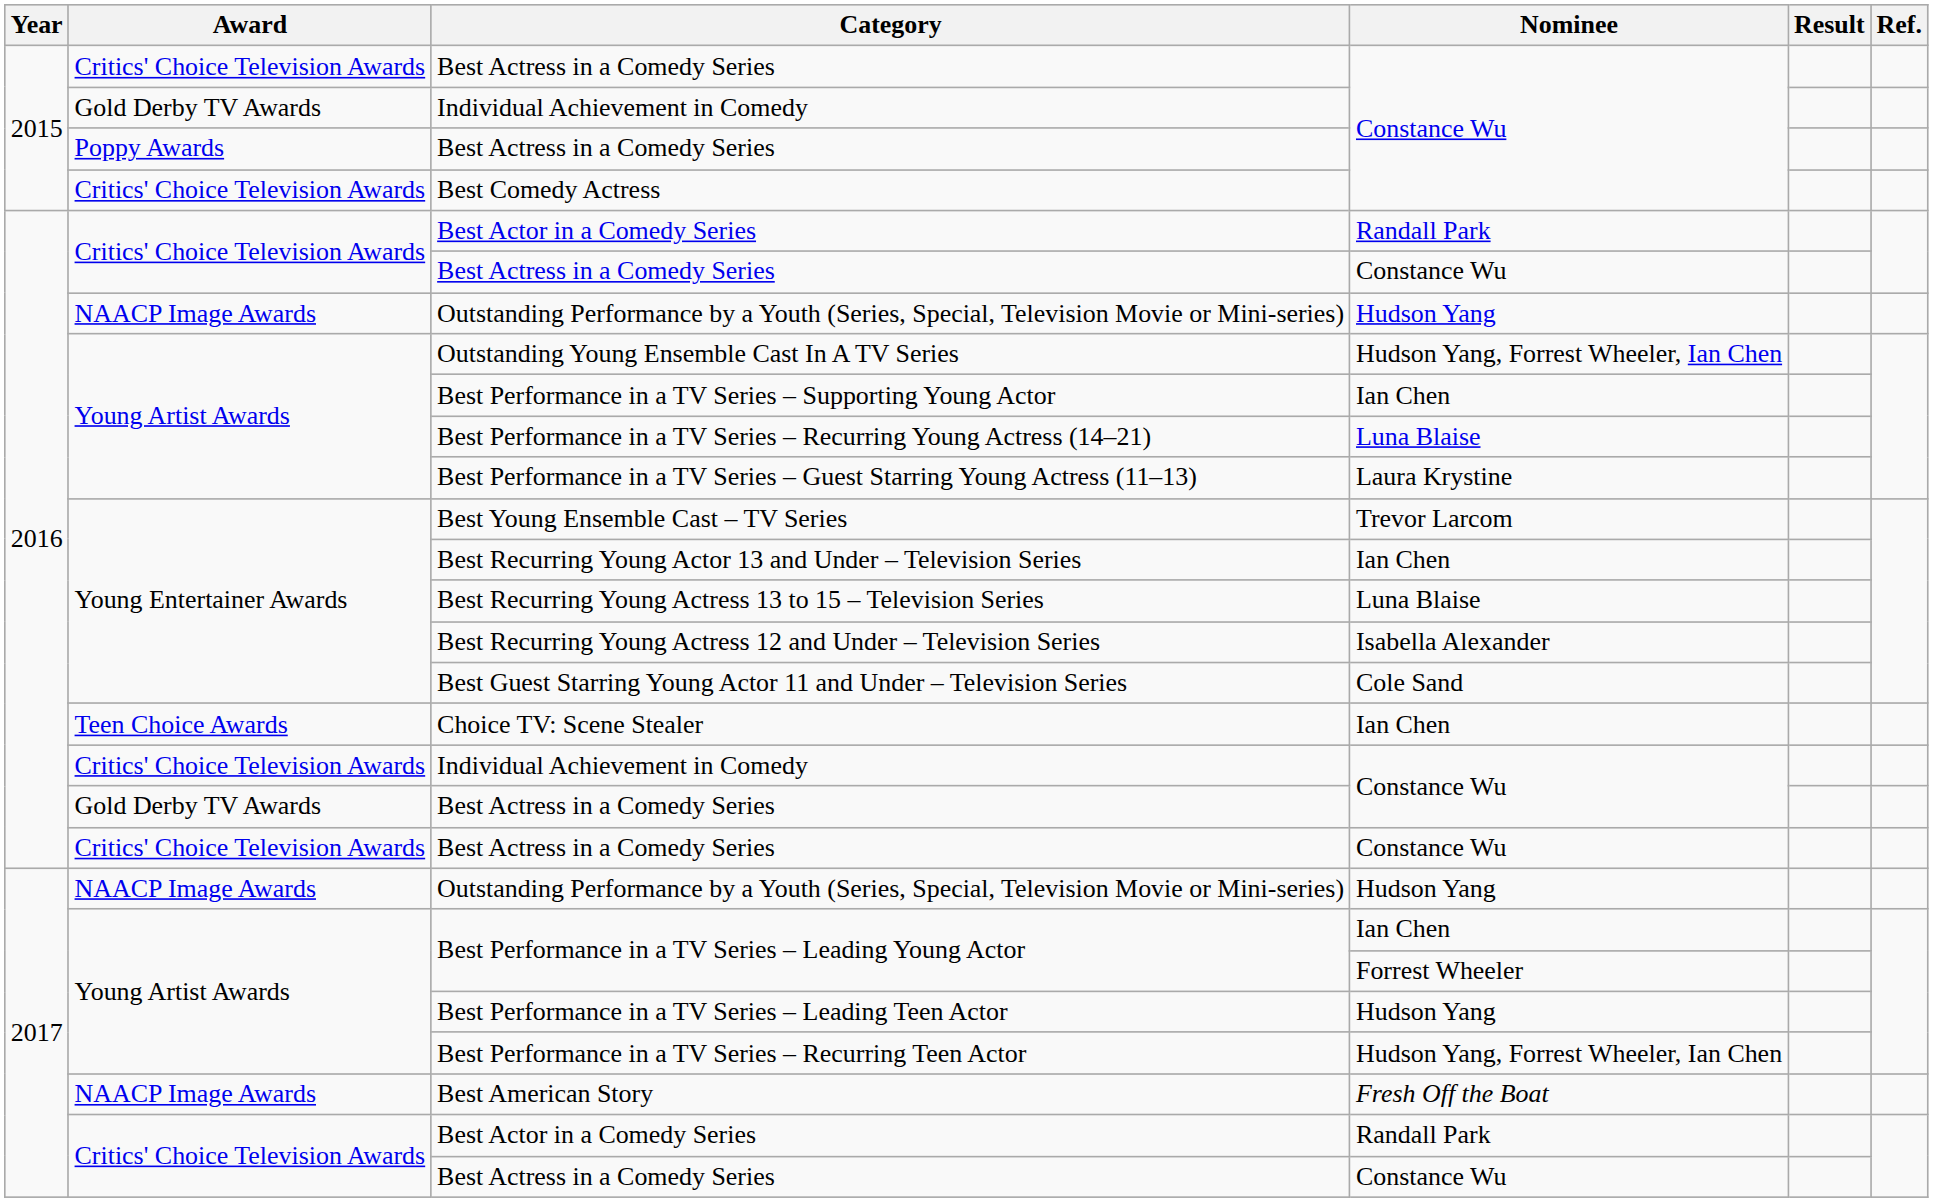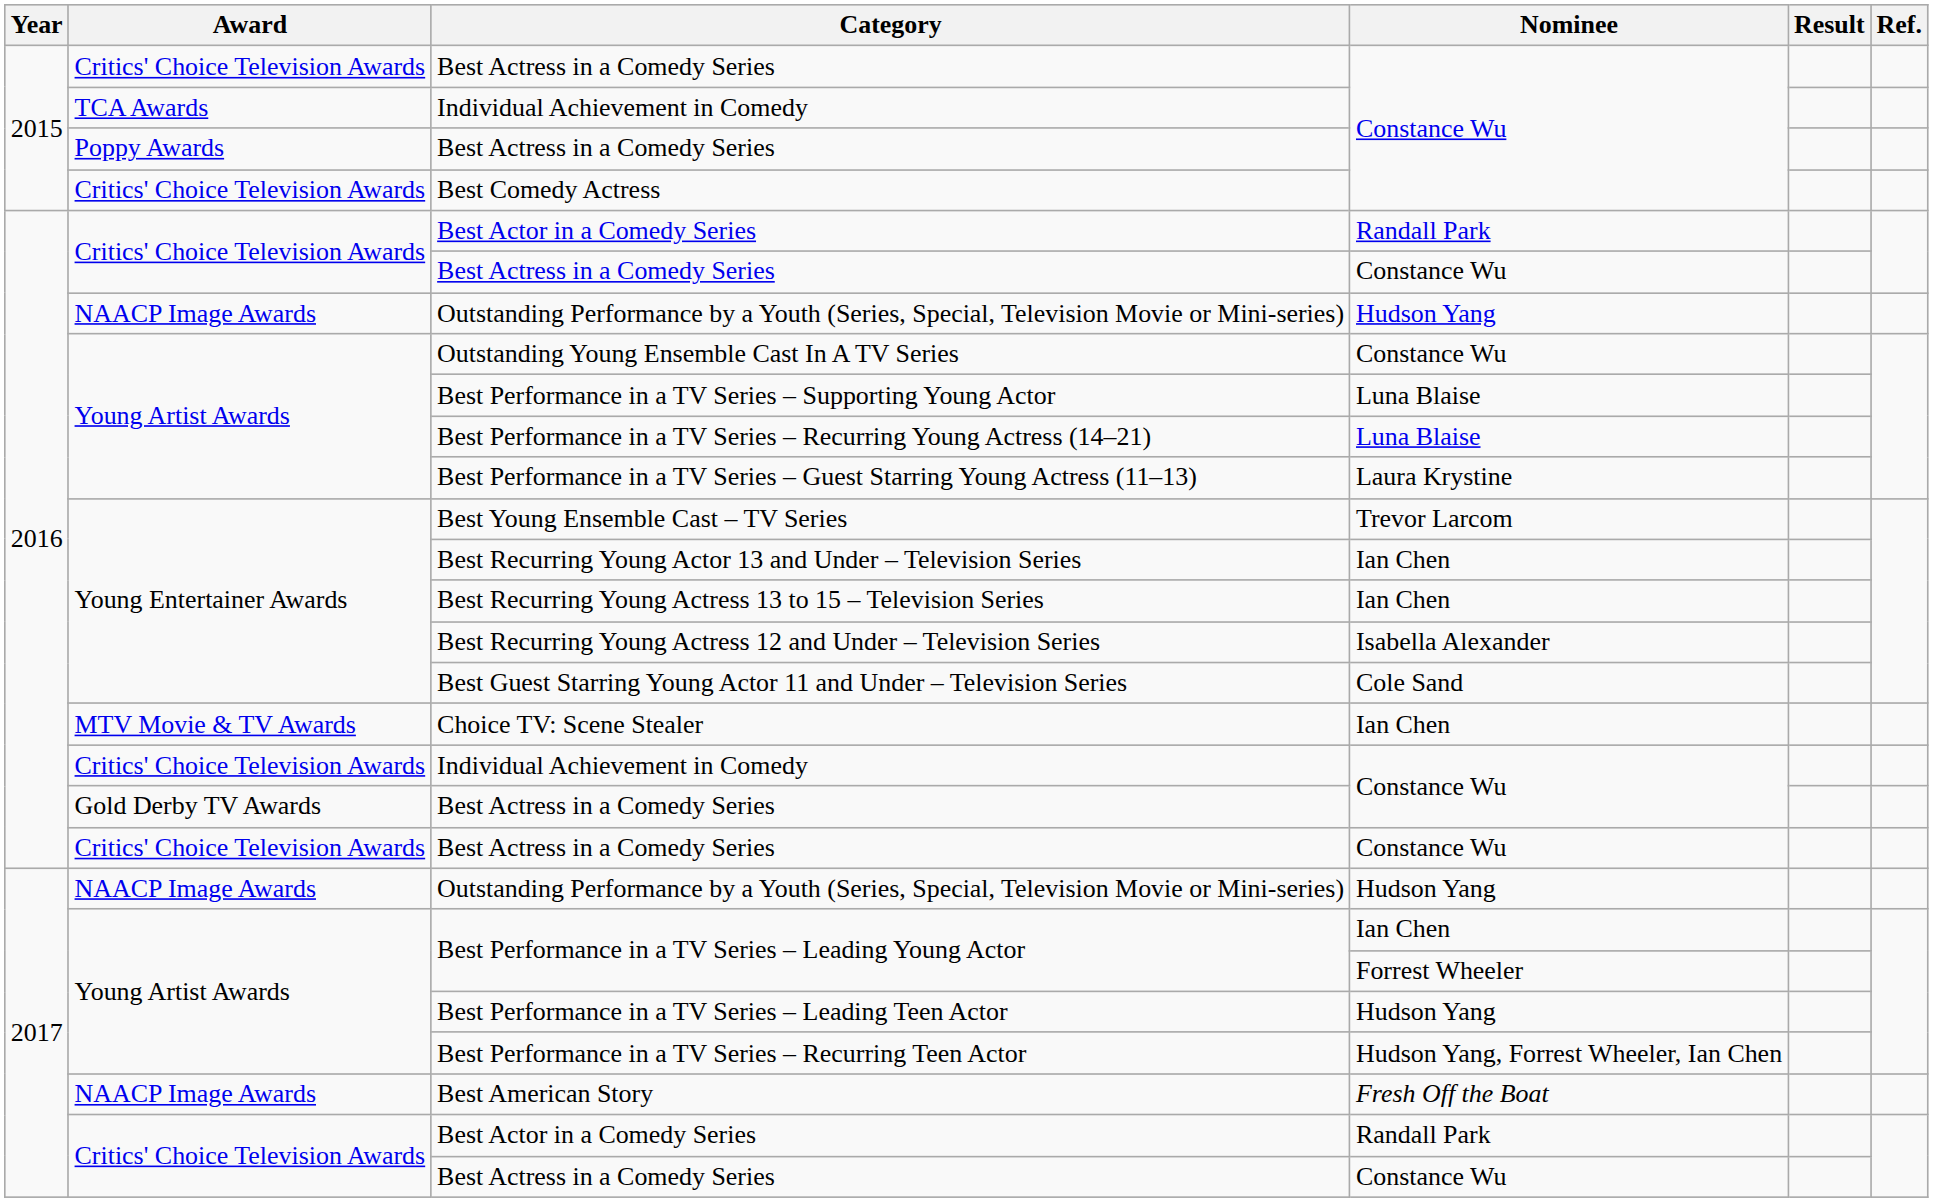(198, 107) Gold Derby TV Awards -> (141, 107) TCA Awards
(1569, 353) Hudson Yang, Forrest Wheeler, Ian Chen -> (1431, 353) Constance Wu
(1403, 395) Ian Chen -> (1418, 395) Luna Blaise
(1418, 600) Luna Blaise -> (1403, 600) Ian Chen
(181, 723) Teen Choice Awards -> (215, 723) MTV Movie & TV Awards
